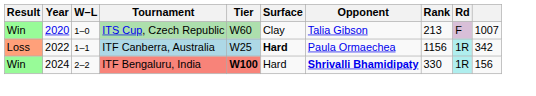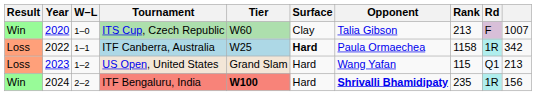(435, 47) 1156 -> (465, 47) 1158
+ row: (160, 64)
(433, 64) 330 -> (462, 82) 235
